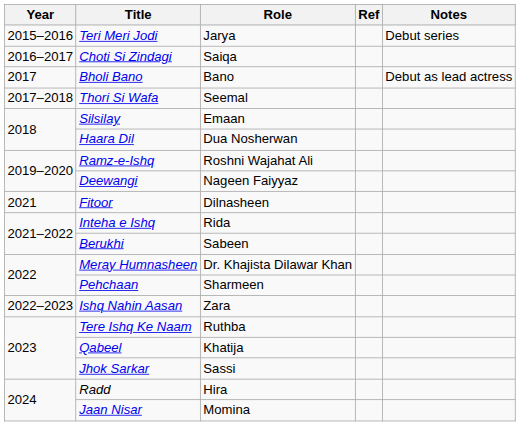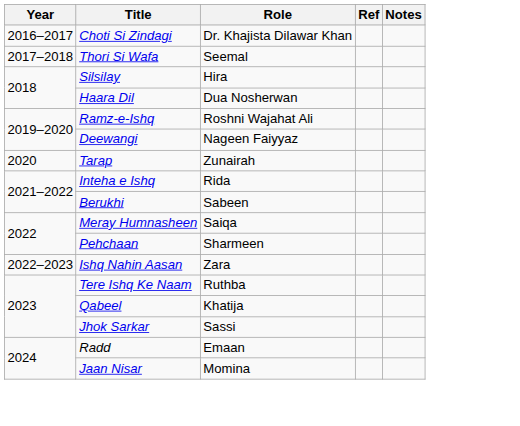- row: (118, 35)
(220, 56) Saiqa -> (278, 35) Dr. Khajista Dilawar Khan
- row: (111, 77)
(224, 118) Emaan -> (215, 77) Hira
+ row: (96, 160)
- row: (96, 202)
(278, 264) Dr. Khajista Dilawar Khan -> (220, 222) Saiqa
(215, 389) Hira -> (224, 347) Emaan
